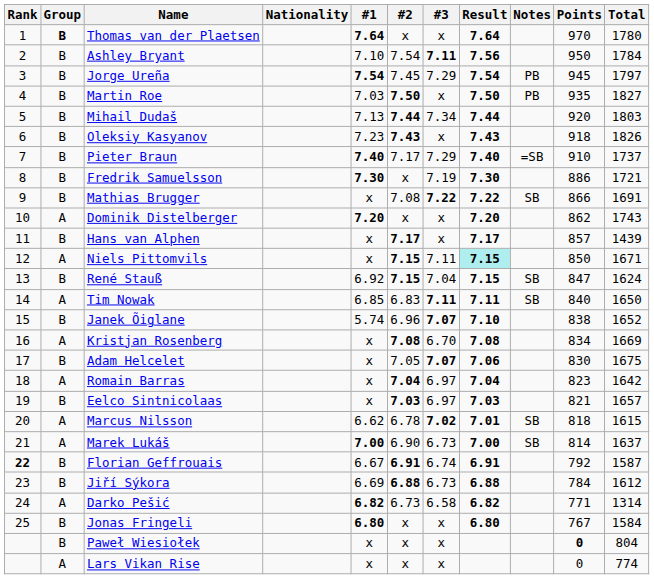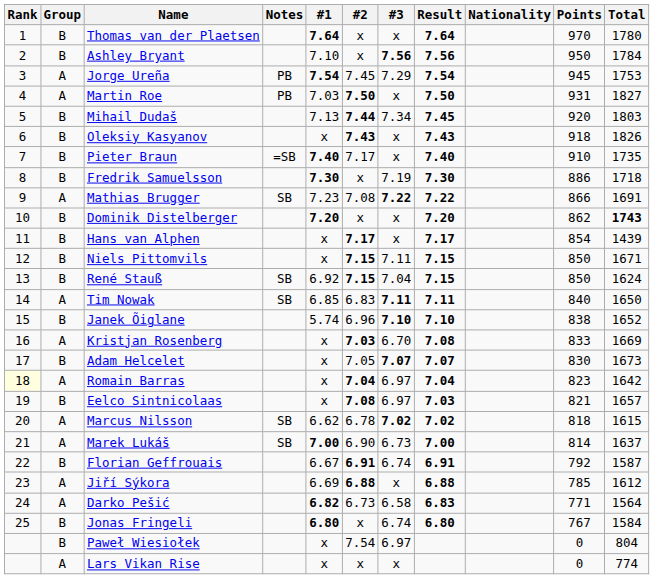columns swapped: (307, 15) <-> (532, 15)
(62, 35) bold -> (62, 35) normal
(405, 55) 7.54 -> (360, 55) x
(441, 55) 7.11 -> (396, 55) 7.56
(62, 76) B -> (62, 76) A
(627, 76) 1797 -> (627, 76) 1753
(62, 96) B -> (62, 96) A
(579, 96) 935 -> (579, 96) 931
(485, 116) 7.44 -> (440, 116) 7.45
(369, 137) 7.23 -> (324, 137) x
(441, 157) 7.29 -> (396, 157) x
(627, 157) 1737 -> (627, 157) 1735
(627, 177) 1721 -> (627, 177) 1718
(62, 198) B -> (62, 198) A
(369, 198) x -> (324, 198) 7.23
(62, 218) A -> (62, 218) B
(627, 218) normal -> (627, 218) bold
(579, 238) 857 -> (579, 238) 854
(62, 259) A -> (62, 259) B
(485, 259) paleturquoise background -> (440, 259) no background
(579, 279) 847 -> (579, 279) 850
(441, 320) 7.07 -> (396, 320) 7.10
(405, 340) 7.08 -> (360, 340) 7.03
(579, 340) 834 -> (579, 340) 833
(485, 360) 7.06 -> (440, 360) 7.07
(627, 360) 1675 -> (627, 360) 1673
(22, 381) no background -> (22, 381) lightyellow background
(405, 401) 7.03 -> (360, 401) 7.08
(485, 421) 7.01 -> (440, 421) 7.02
(22, 462) bold -> (22, 462) normal
(62, 482) B -> (62, 482) A
(441, 482) 6.73 -> (396, 482) x
(579, 482) 784 -> (579, 482) 785
(485, 503) 6.82 -> (440, 503) 6.83
(627, 503) 1314 -> (627, 503) 1564
(441, 523) x -> (396, 523) 6.74
(405, 543) x -> (360, 543) 7.54
(441, 543) x -> (396, 543) 6.97
(579, 543) bold -> (579, 543) normal
